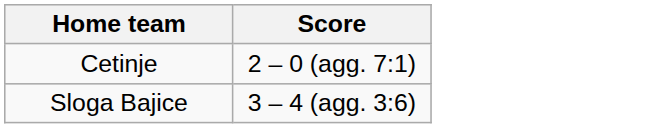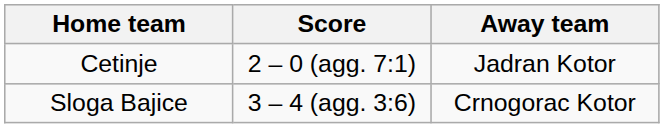+ column: (545, 24)
